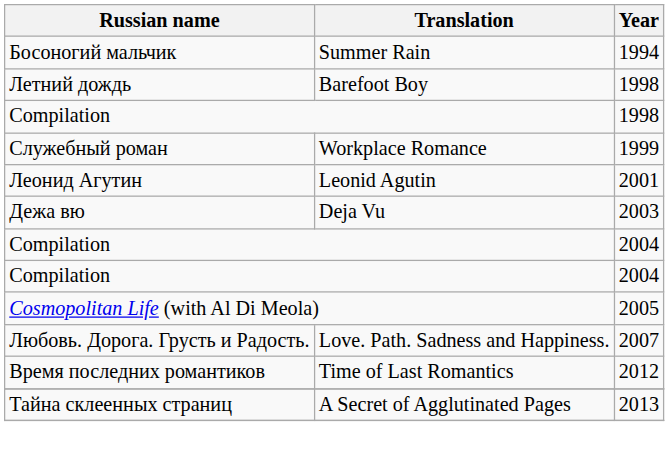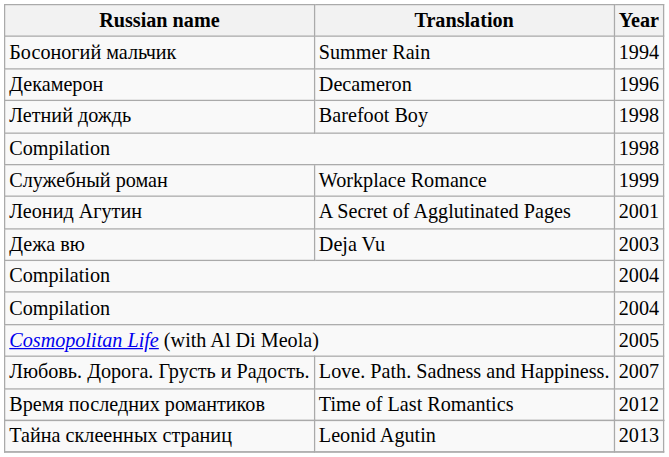+ row: (56, 84)
(377, 180) Leonid Agutin -> (445, 212) A Secret of Agglutinated Pages
(445, 404) A Secret of Agglutinated Pages -> (377, 436) Leonid Agutin
